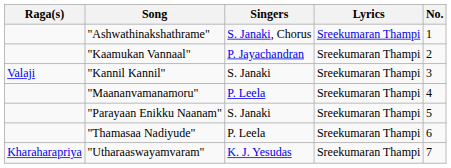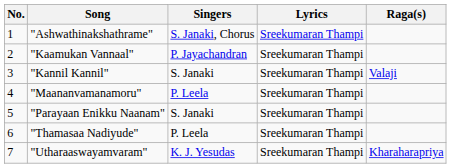columns swapped: (435, 14) <-> (44, 14)
